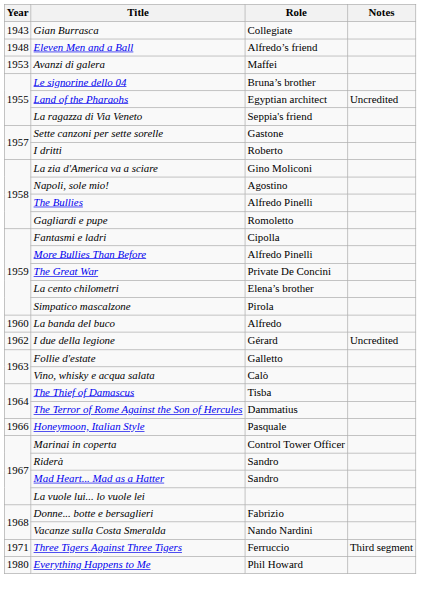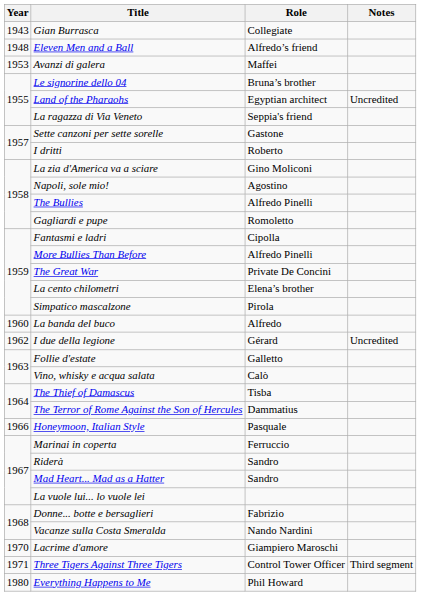(296, 444) Control Tower Officer -> (268, 444) Ferruccio
+ row: (71, 548)
(268, 548) Ferruccio -> (296, 565) Control Tower Officer
